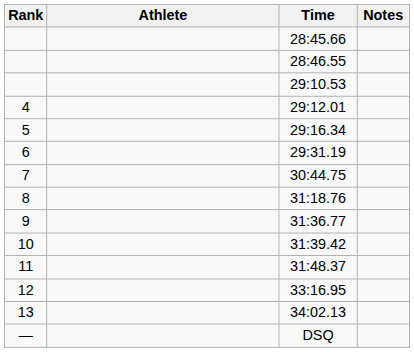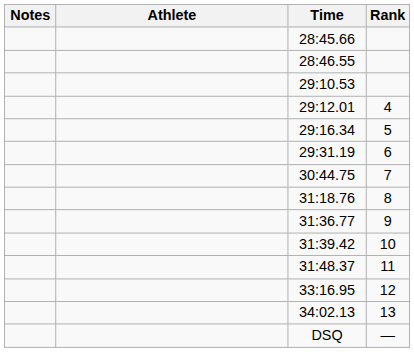columns swapped: (26, 15) <-> (383, 15)
